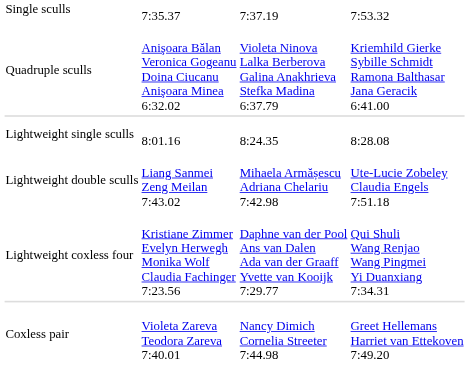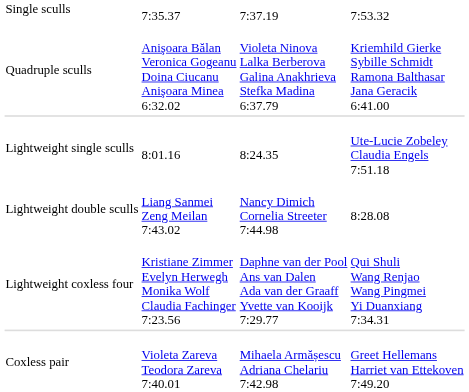(370, 140) 8:28.08 -> (399, 155) Ute-Lucie Zobeley Claudia Engels 7:51.18
(290, 187) Mihaela Armășescu Adriana Chelariu 7:42.98 -> (283, 216) Nancy Dimich Cornelia Streeter 7:44.98
(399, 187) Ute-Lucie Zobeley Claudia Engels 7:51.18 -> (370, 216) 8:28.08
(283, 340) Nancy Dimich Cornelia Streeter 7:44.98 -> (290, 369) Mihaela Armășescu Adriana Chelariu 7:42.98
